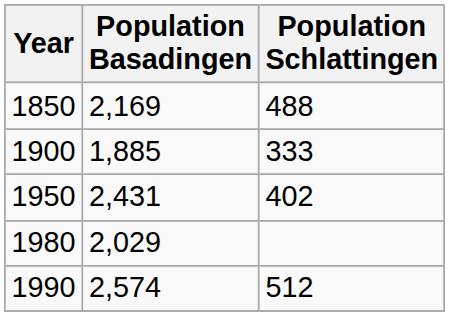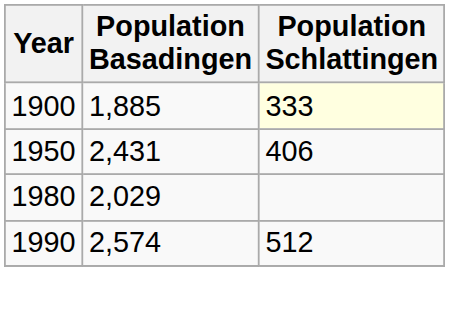- row: (44, 105)
(289, 151) no background -> (289, 105) lightyellow background
(289, 196) 402 -> (289, 151) 406
